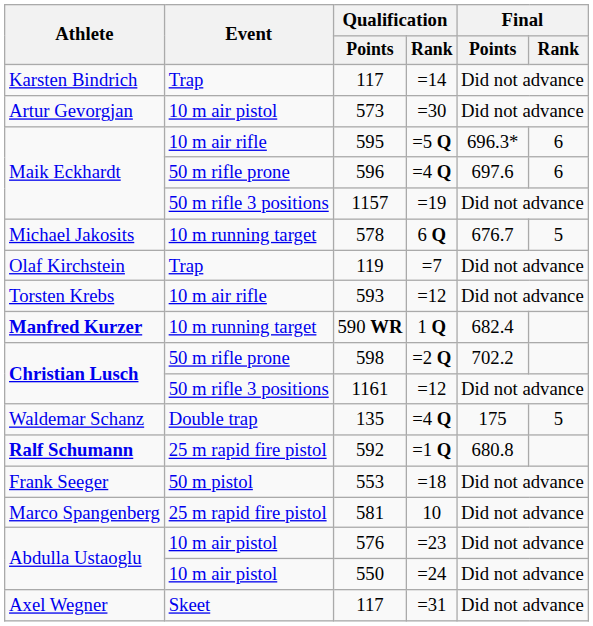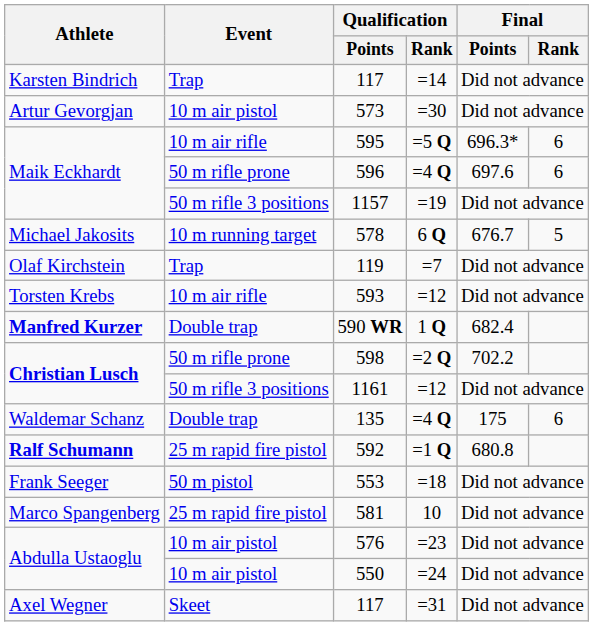(243, 327) 10 m running target -> (213, 327) Double trap
(558, 420) 5 -> (558, 420) 6
